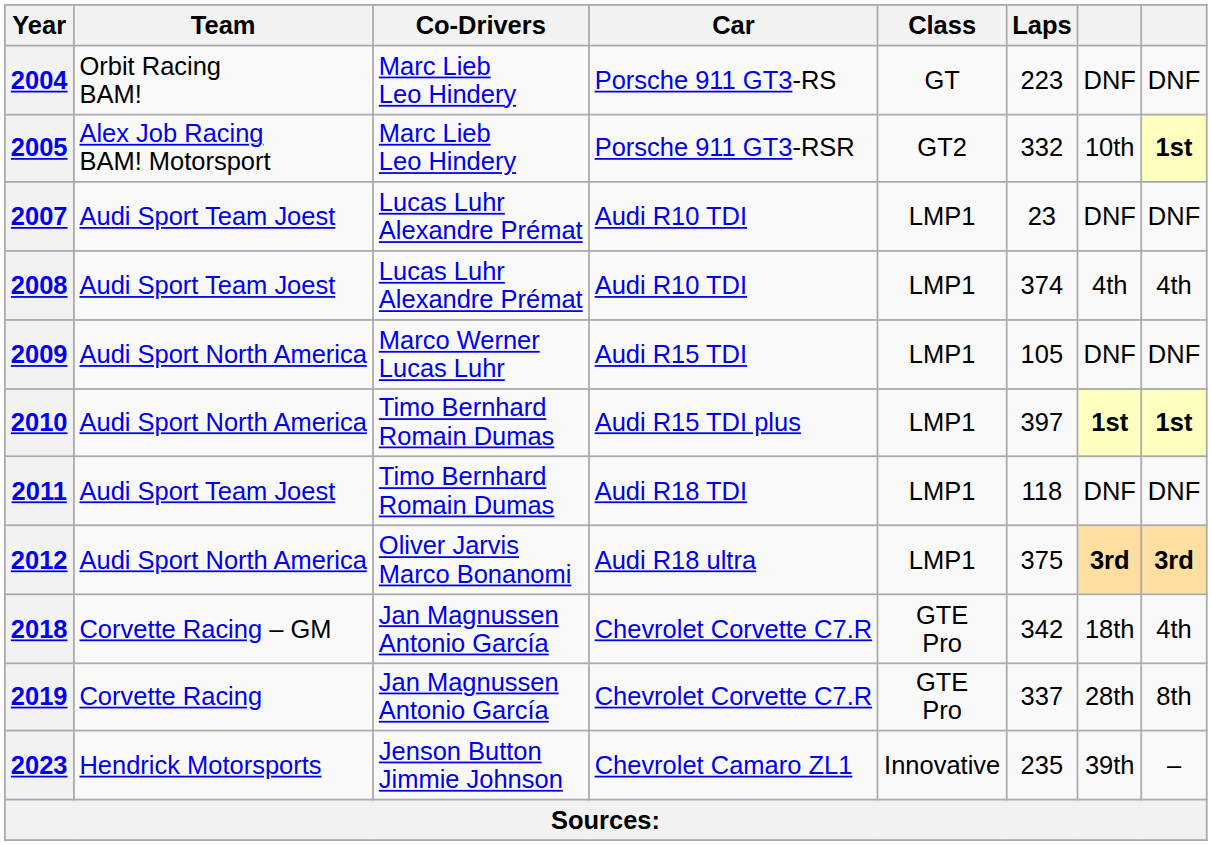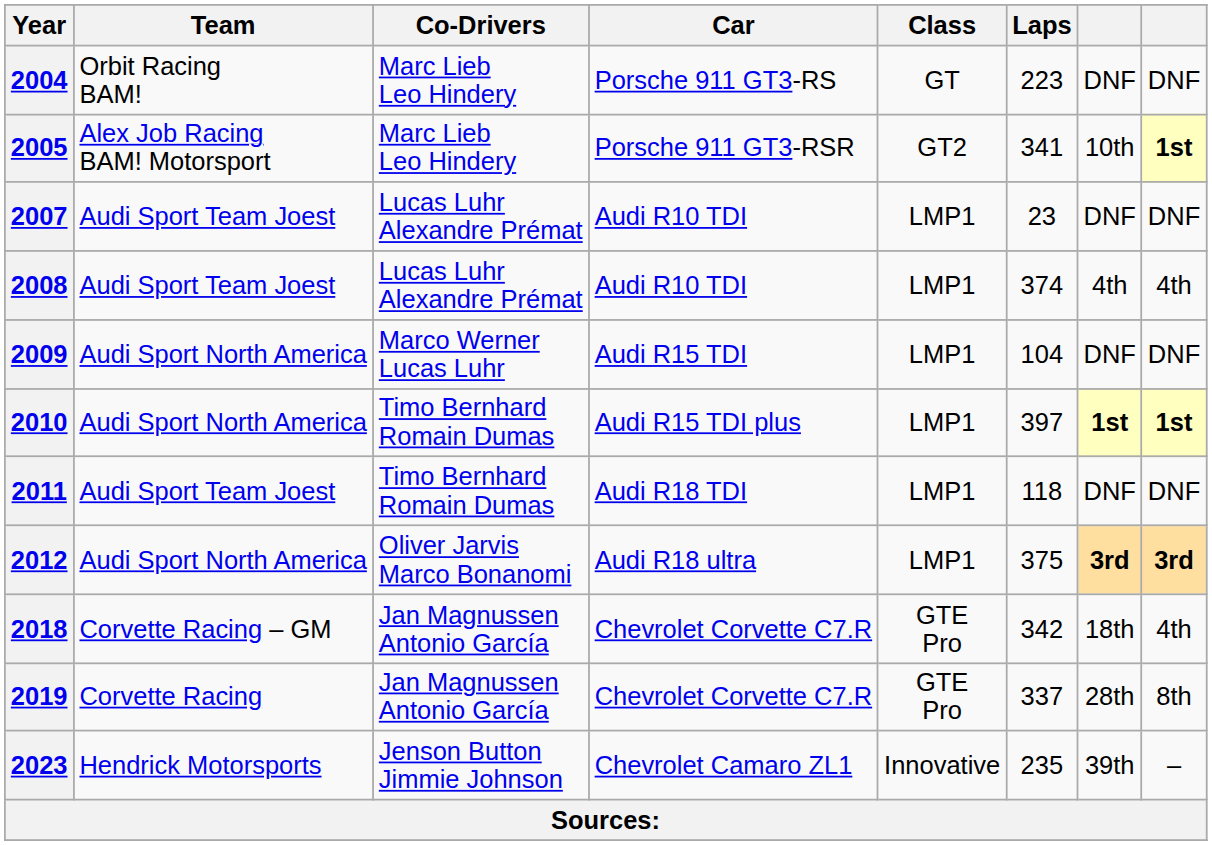(1042, 148) 332 -> (1042, 148) 341
(1042, 354) 105 -> (1042, 354) 104
